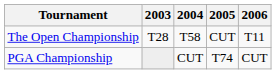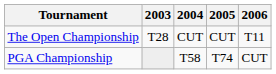(190, 37) T58 -> (190, 37) CUT
(190, 58) CUT -> (190, 58) T58
